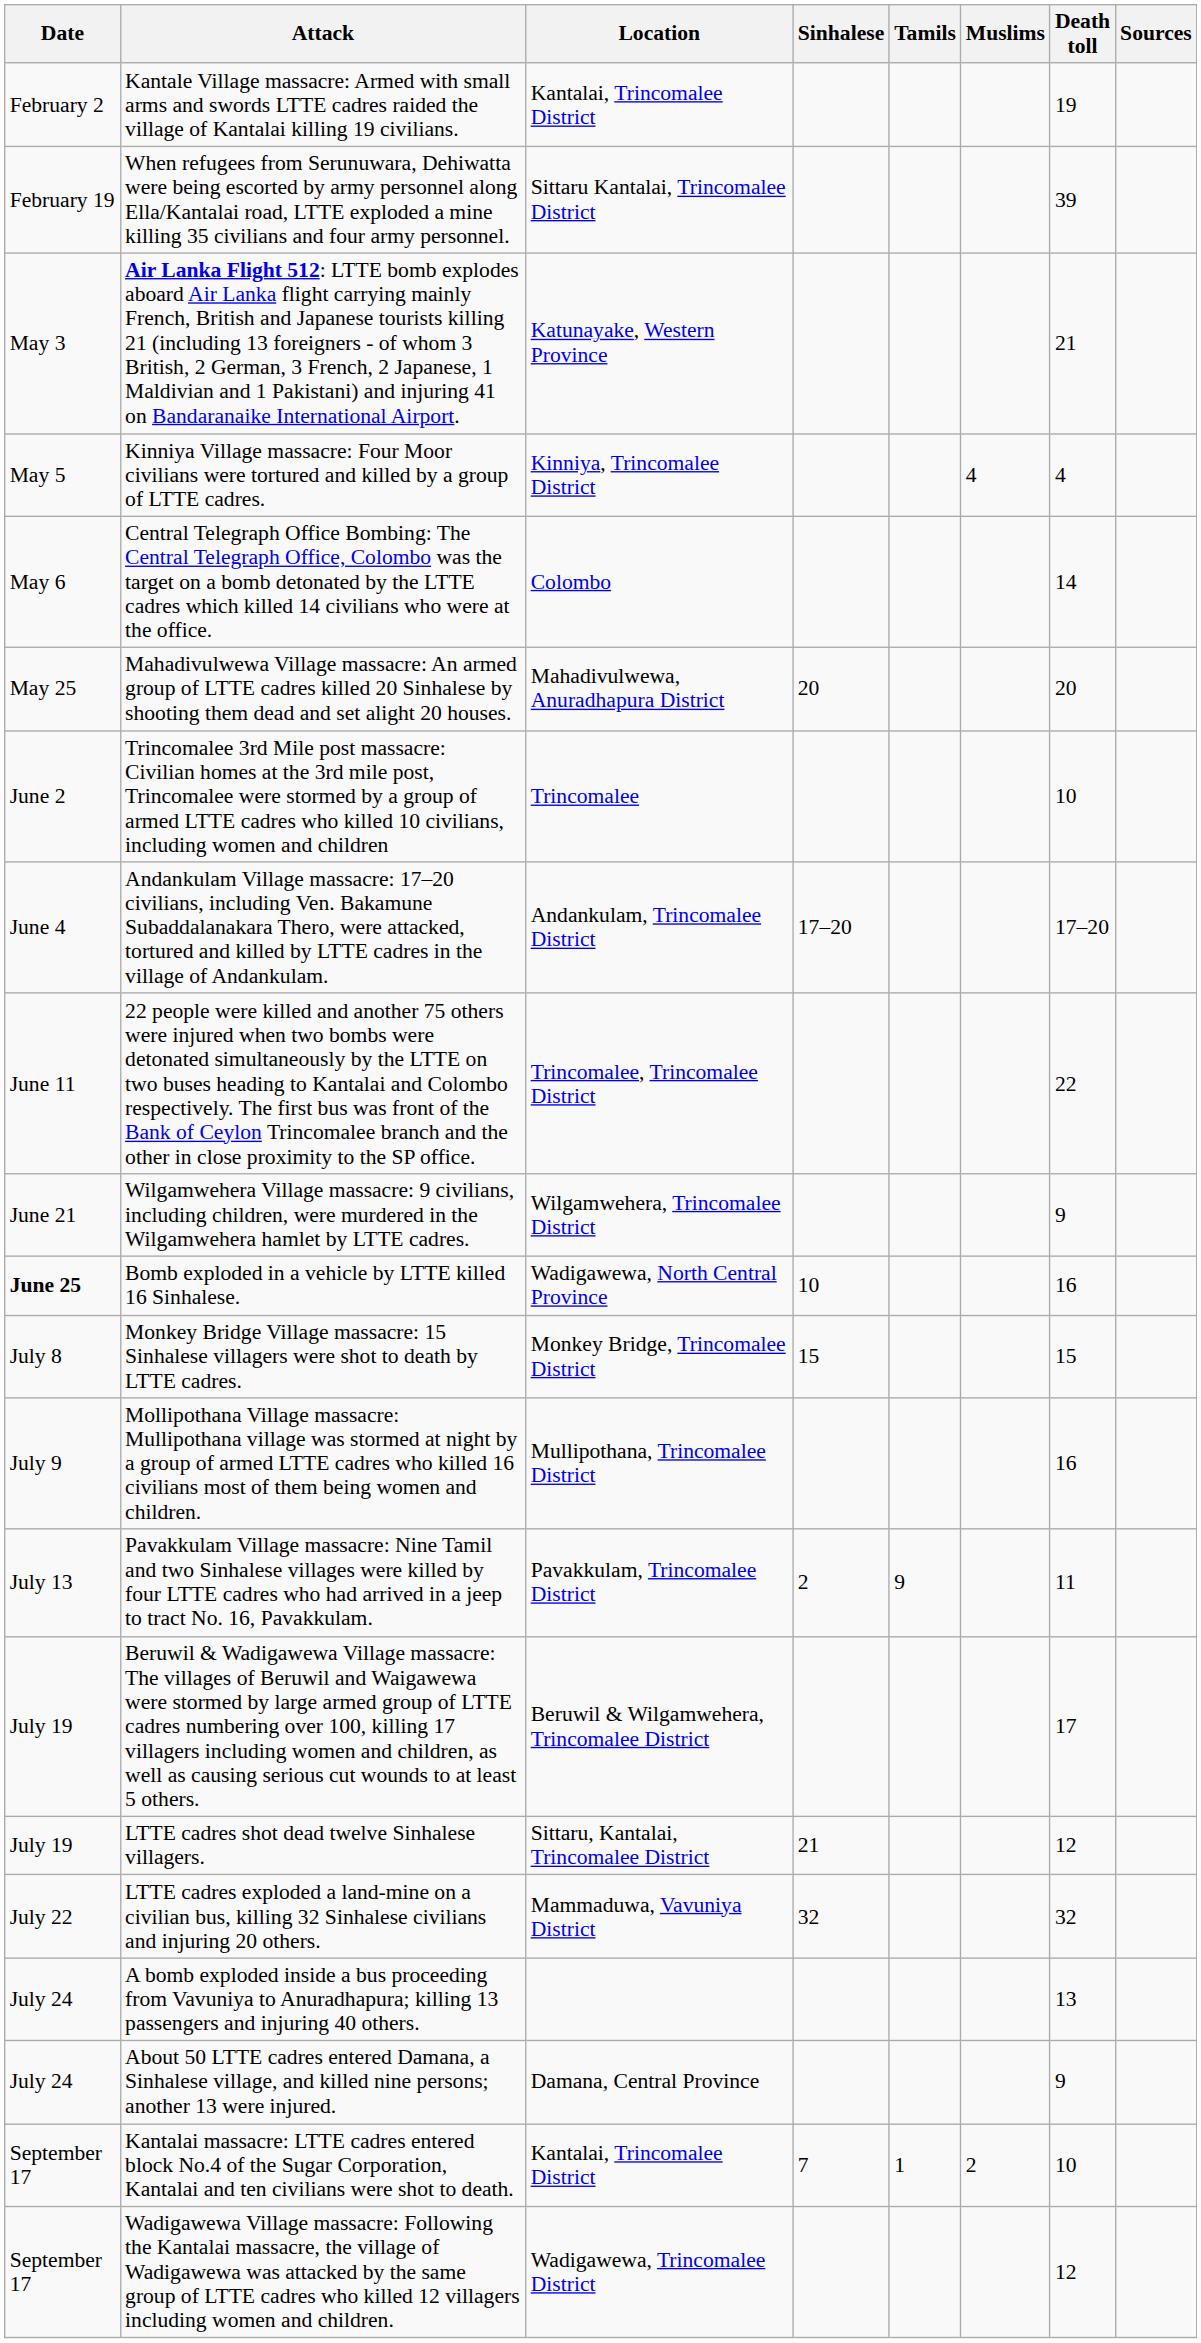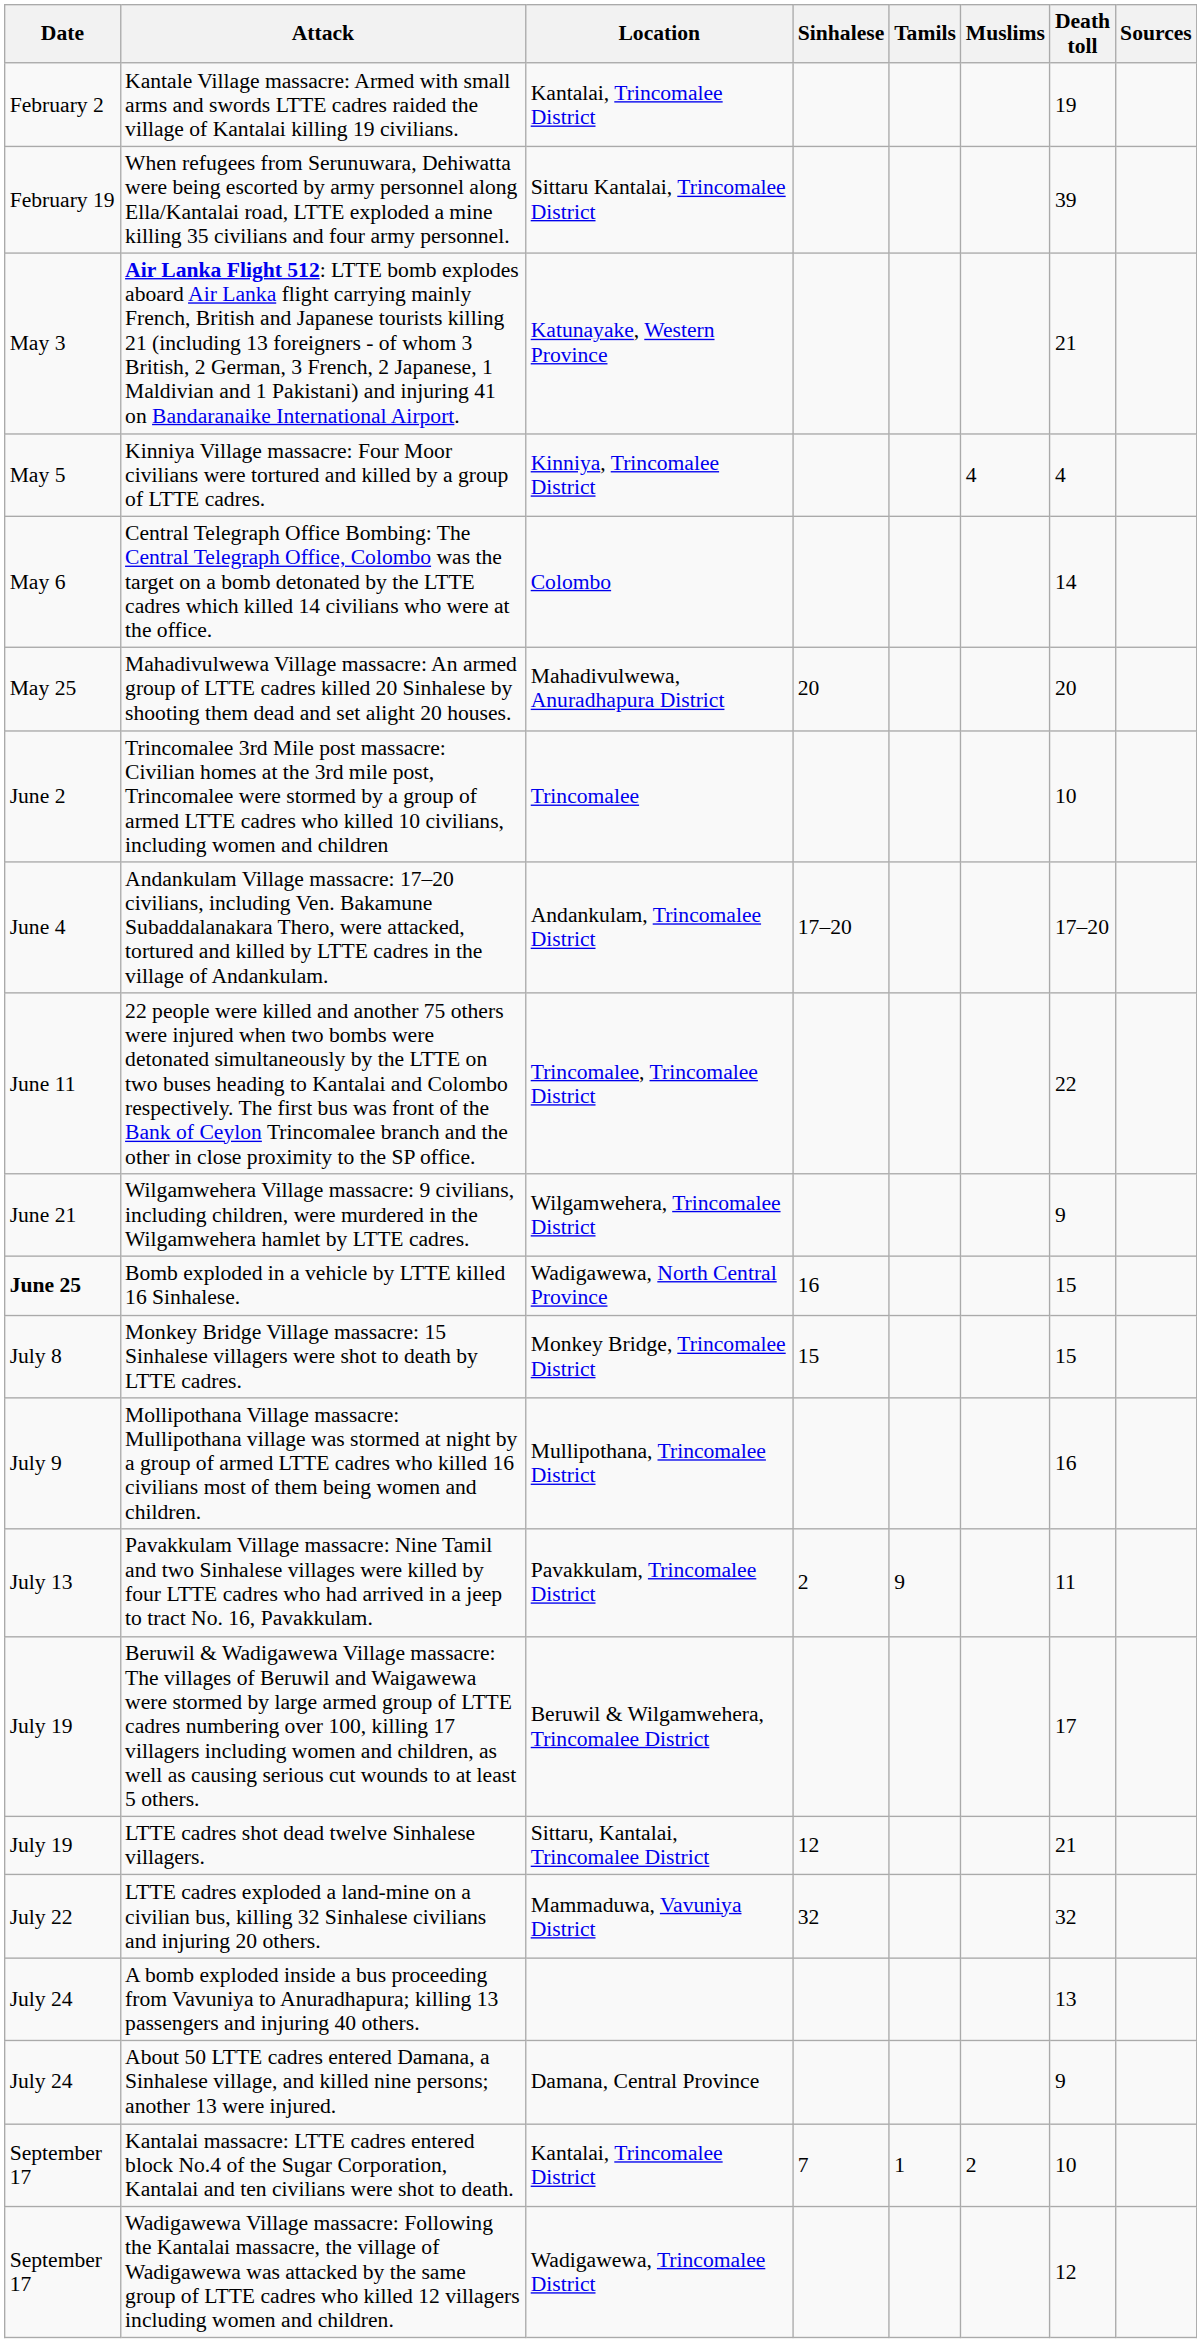(809, 1285) 10 -> (809, 1285) 16
(1066, 1285) 16 -> (1066, 1285) 15
(809, 1845) 21 -> (809, 1845) 12
(1066, 1845) 12 -> (1066, 1845) 21
